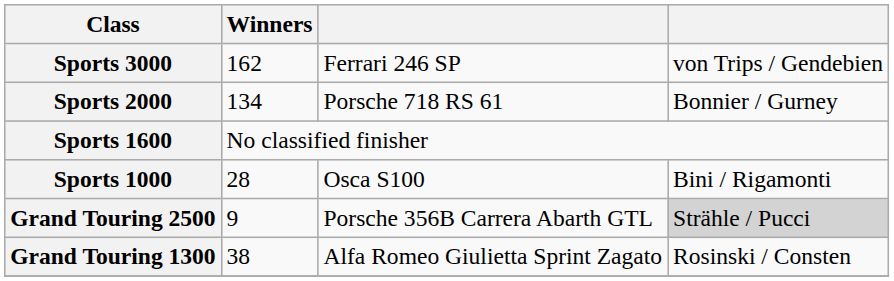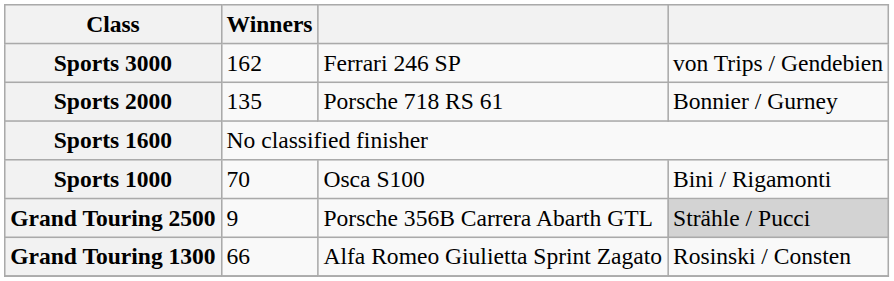(244, 101) 134 -> (244, 101) 135
(238, 179) 28 -> (238, 179) 70
(238, 257) 38 -> (238, 257) 66
